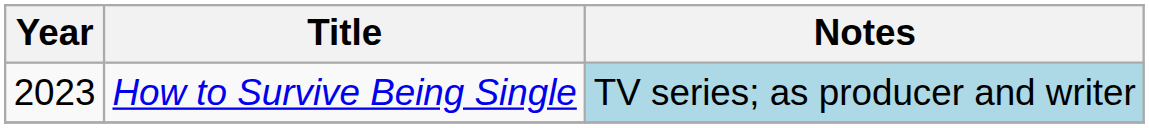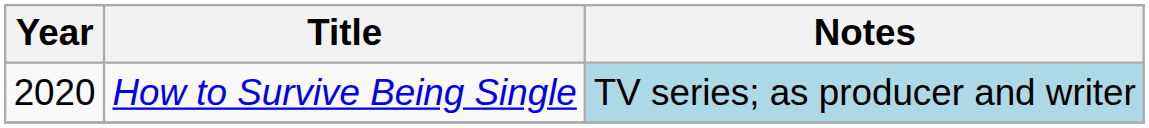(55, 92) 2023 -> (55, 92) 2020
